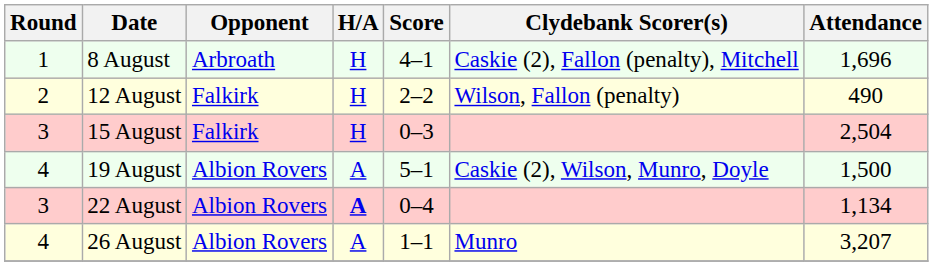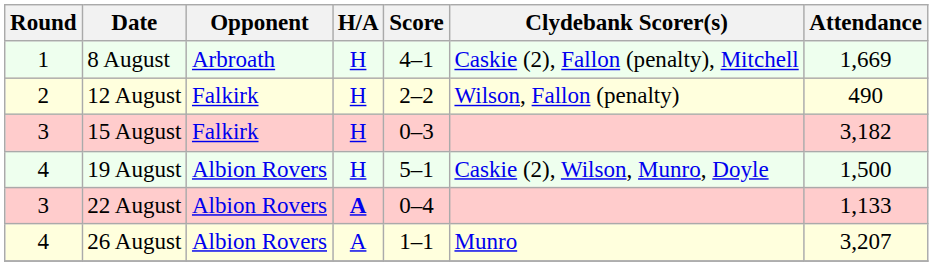(866, 59) 1,696 -> (866, 59) 1,669
(866, 132) 2,504 -> (866, 132) 3,182
(358, 168) A -> (358, 168) H
(866, 205) 1,134 -> (866, 205) 1,133
